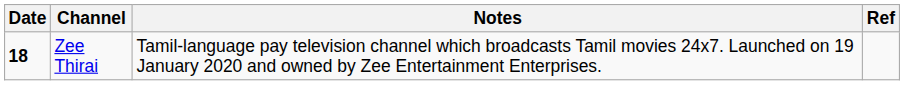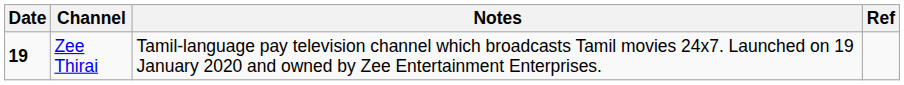(18, 55) 18 -> (18, 55) 19
